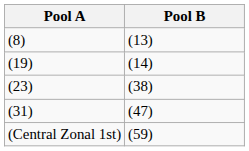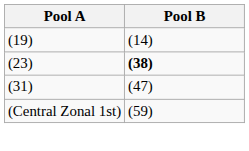- row: (17, 39)
(140, 87) normal -> (140, 63) bold
